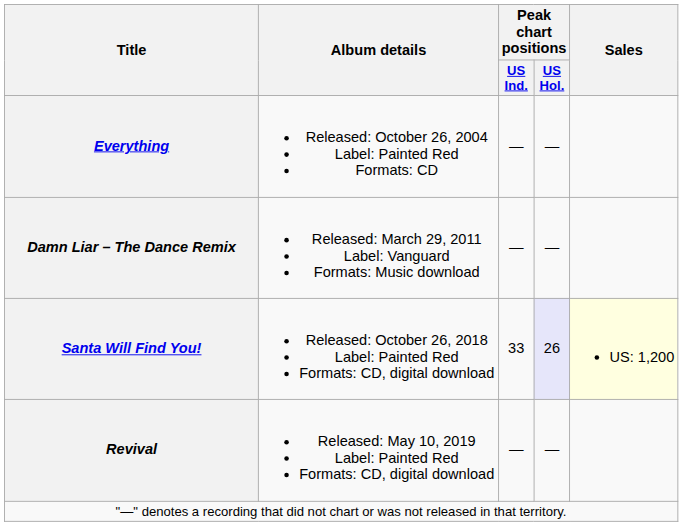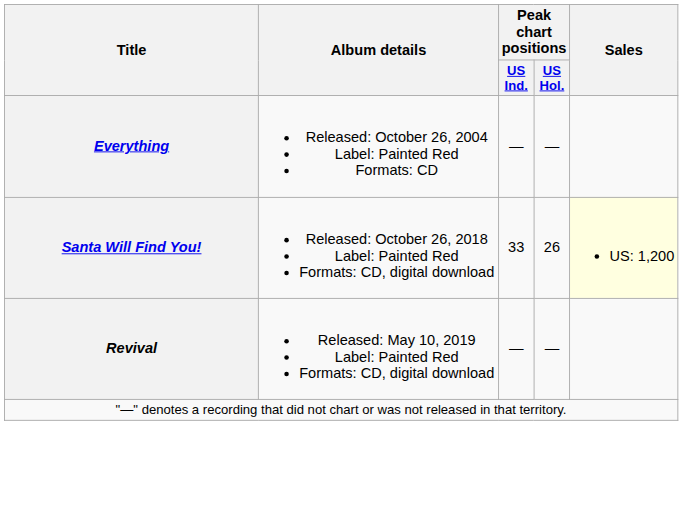- row: (132, 247)
(552, 348) lavender background -> (552, 247) no background
